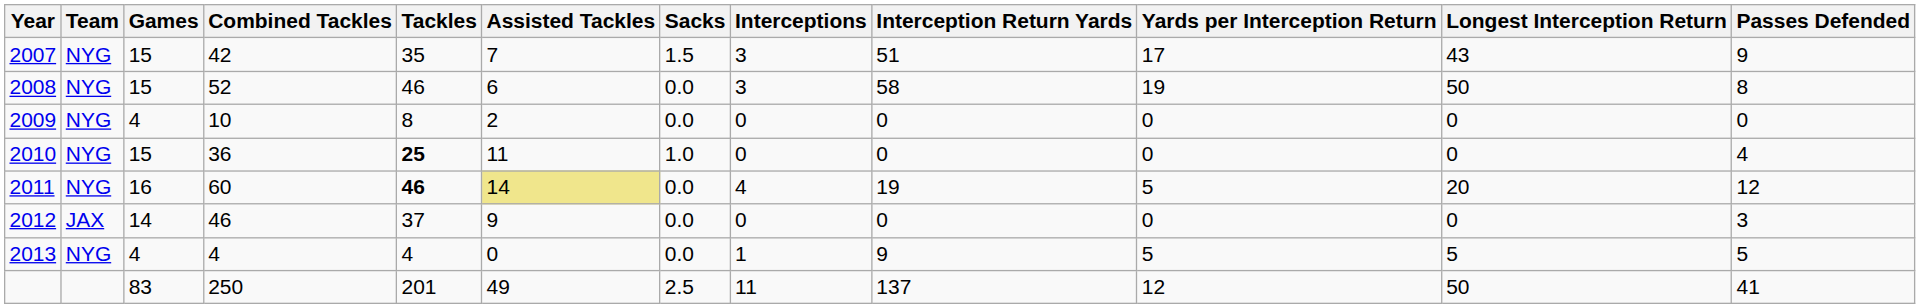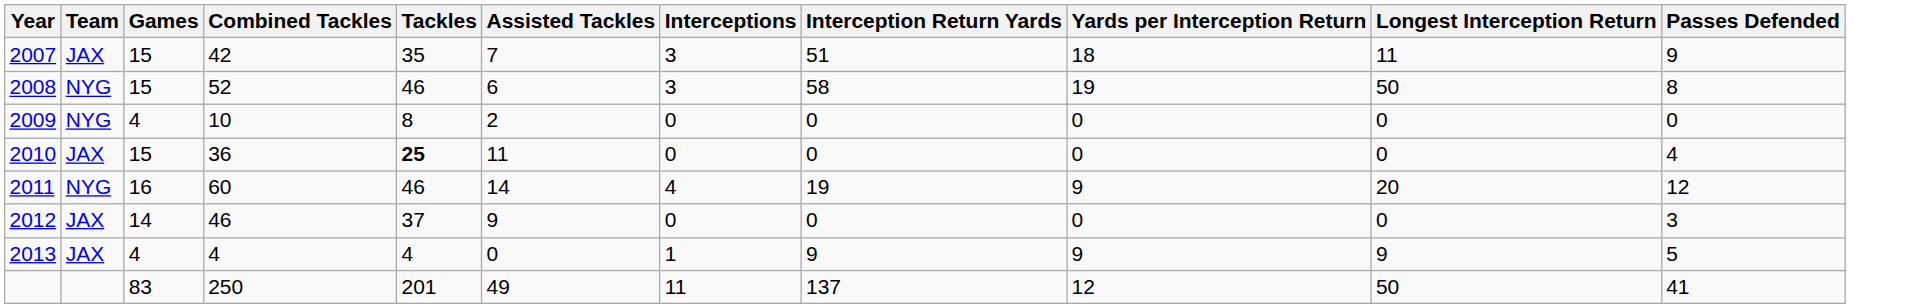- column: (695, 21)
(88, 54) NYG -> (85, 54) JAX
(1153, 54) 17 -> (1083, 54) 18
(1458, 54) 43 -> (1387, 54) 11
(88, 154) NYG -> (85, 154) JAX
(413, 187) bold -> (413, 187) normal
(498, 187) khaki background -> (498, 187) no background
(1148, 187) 5 -> (1077, 187) 9
(88, 253) NYG -> (85, 253) JAX
(1148, 253) 5 -> (1077, 253) 9
(1452, 253) 5 -> (1382, 253) 9
